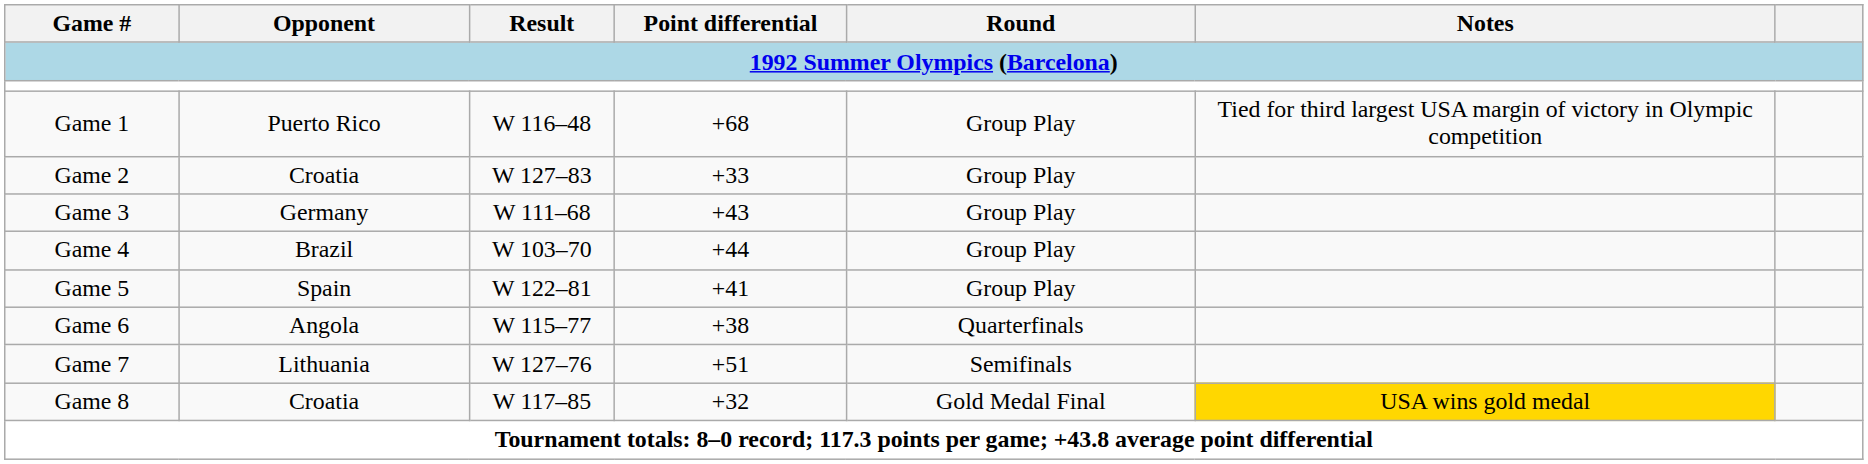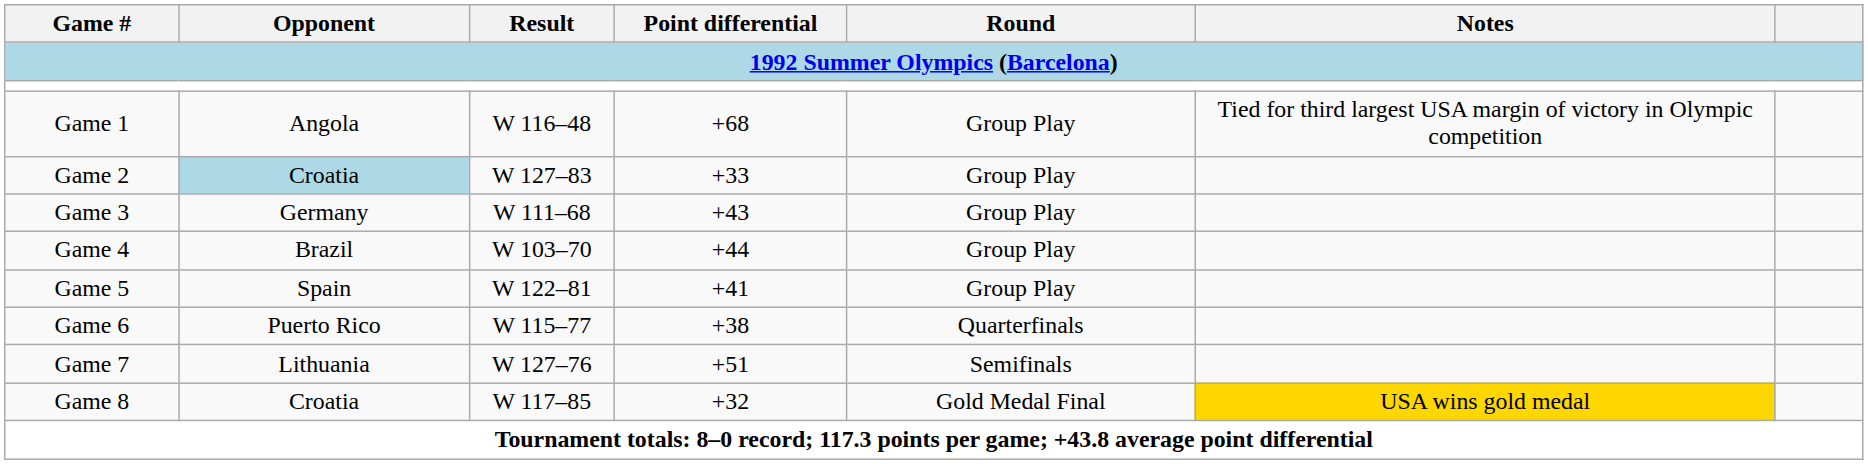(324, 123) Puerto Rico -> (324, 123) Angola
(324, 174) no background -> (324, 174) lightblue background
(324, 325) Angola -> (324, 325) Puerto Rico
